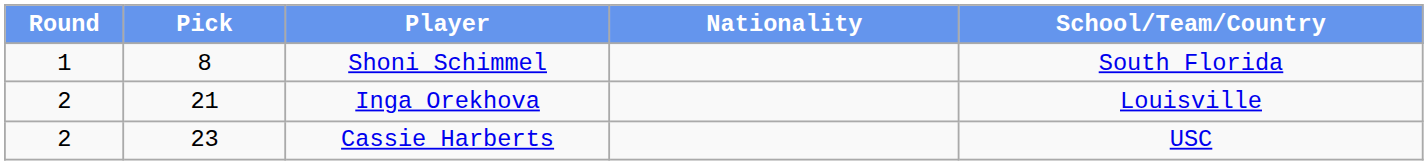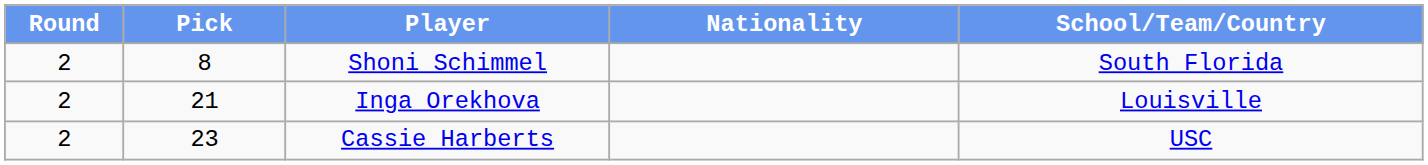(64, 63) 1 -> (64, 63) 2
